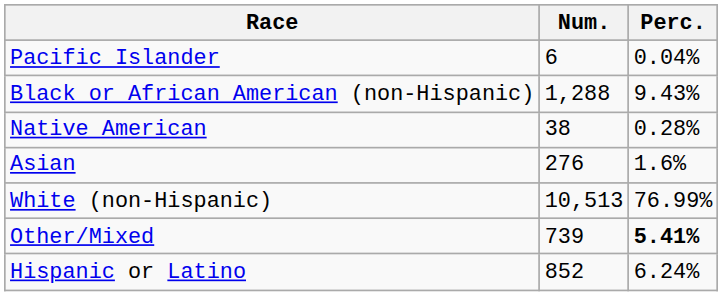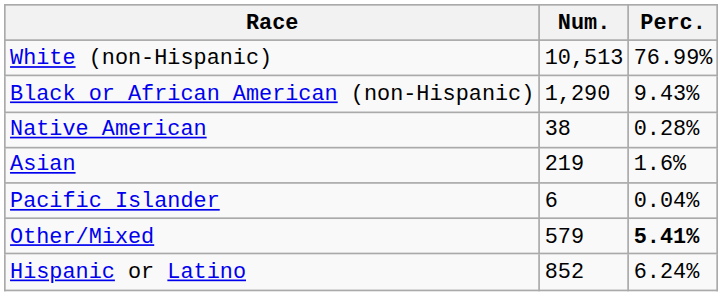rows swapped: (141, 201) <-> (115, 58)
(577, 94) 1,288 -> (577, 94) 1,290
(564, 165) 276 -> (564, 165) 219
(564, 236) 739 -> (564, 236) 579
